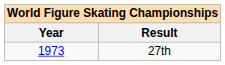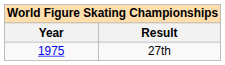(51, 51) 1973 -> (51, 51) 1975
